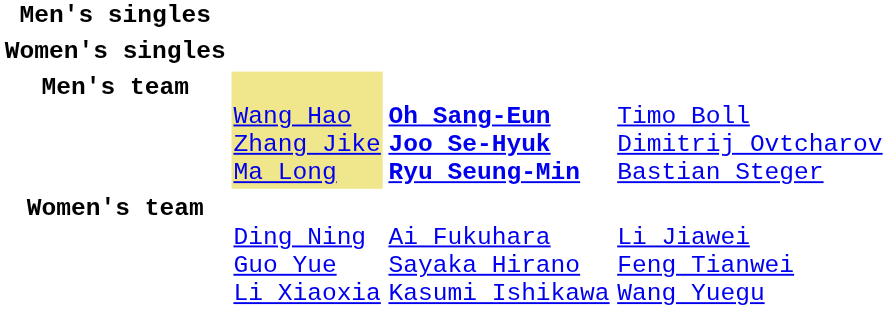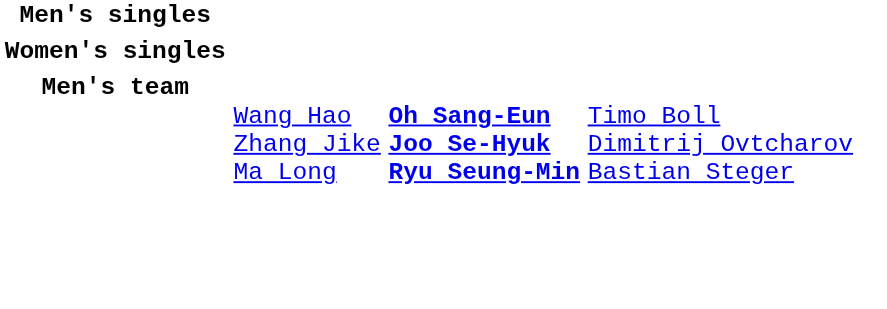(307, 144) khaki background -> (307, 144) no background
- row: (115, 209)
